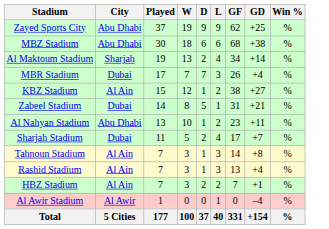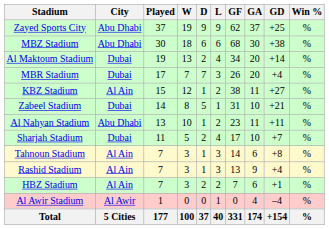+ column: (255, 12)
(120, 59) Sharjah -> (120, 59) Dubai
